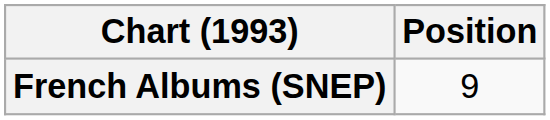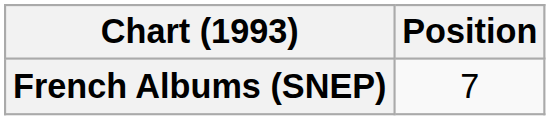(470, 85) 9 -> (470, 85) 7
